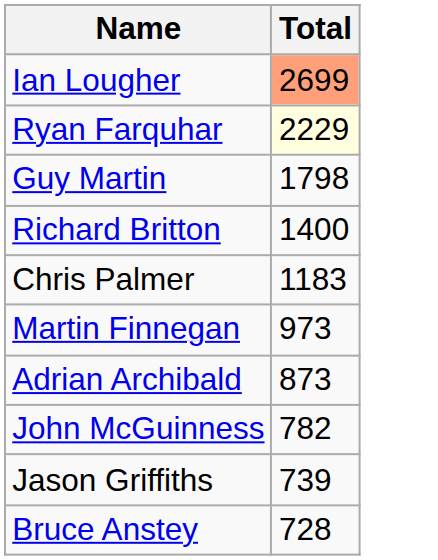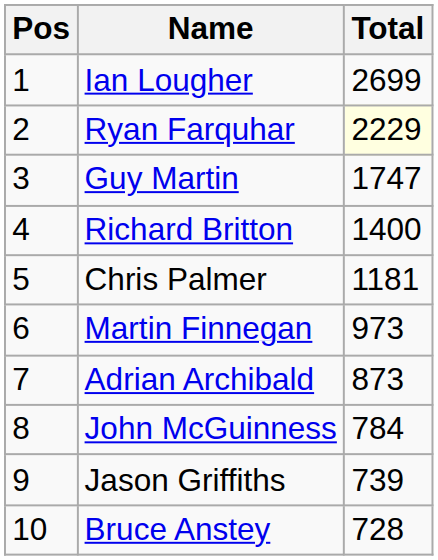+ column: (41, 29)
(314, 79) lightsalmon background -> (386, 79) no background
(314, 179) 1798 -> (386, 179) 1747
(313, 279) 1183 -> (385, 279) 1181
(305, 429) 782 -> (378, 429) 784
